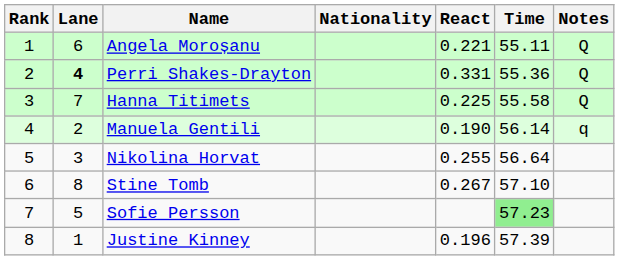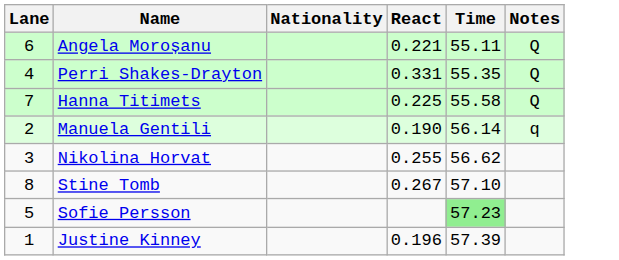- column: (29, 19)
(78, 74) bold -> (29, 74) normal
(525, 74) 55.36 -> (476, 74) 55.35
(525, 157) 56.64 -> (476, 157) 56.62
